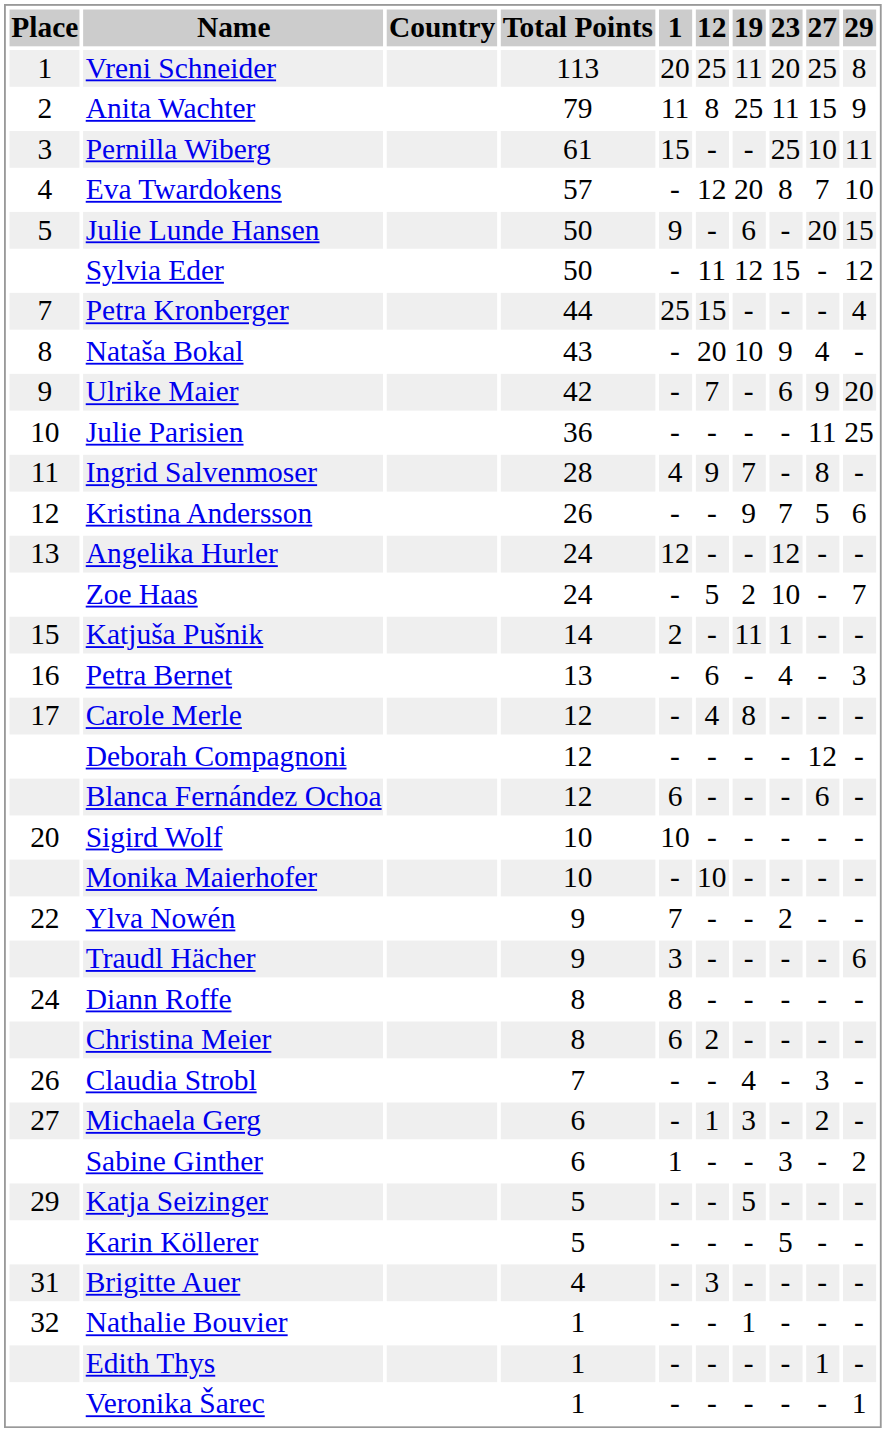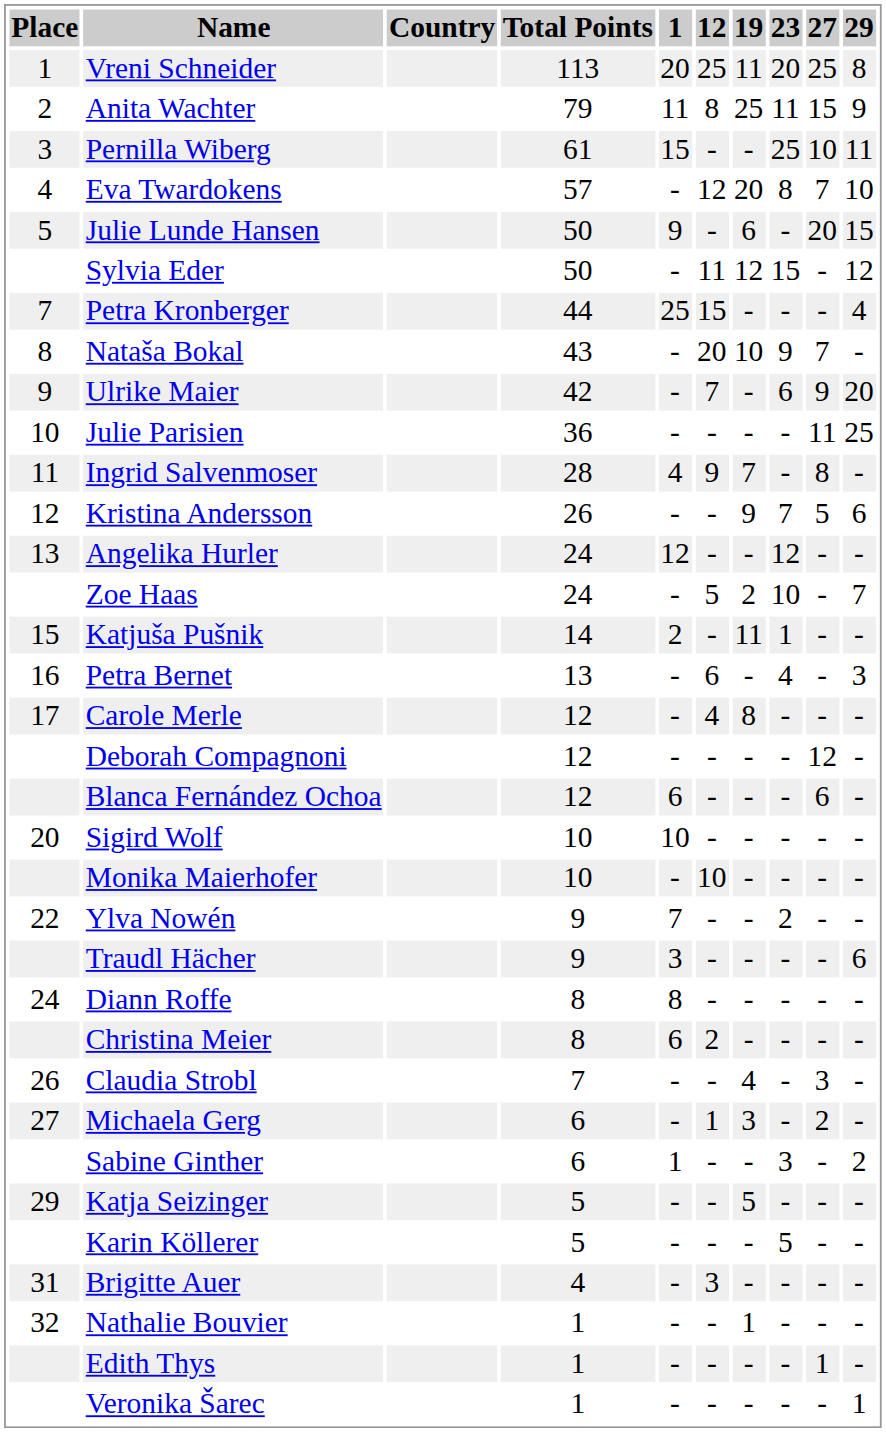(822, 351) 4 -> (822, 351) 7
